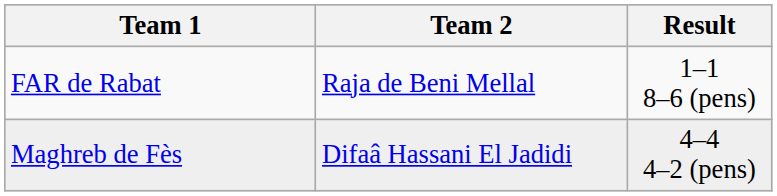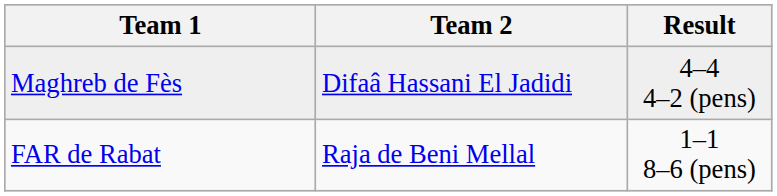rows swapped: (86, 82) <-> (97, 154)
